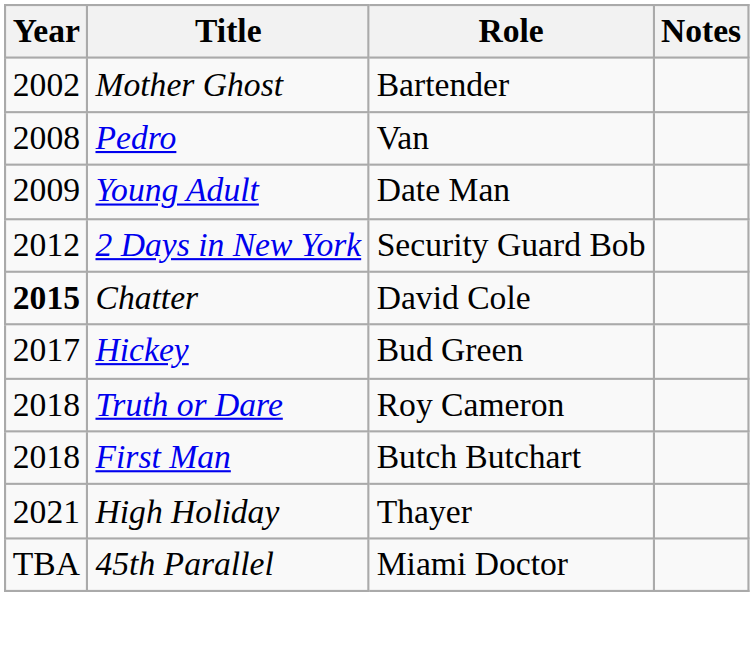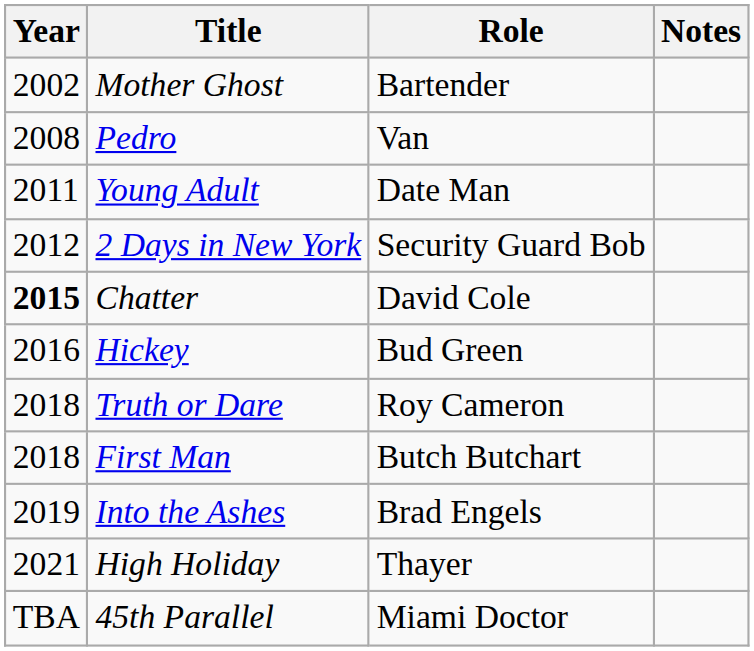(46, 191) 2009 -> (46, 191) 2011
(46, 350) 2017 -> (46, 350) 2016
+ row: (190, 510)
